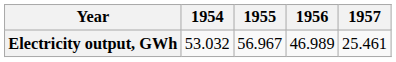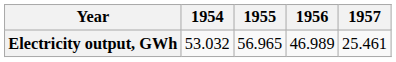(260, 43) 56.967 -> (260, 43) 56.965
